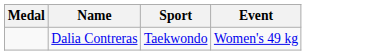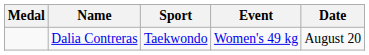+ column: (333, 16)
